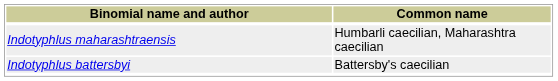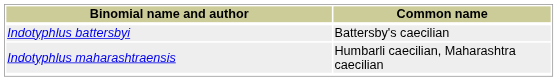rows swapped: (69, 64) <-> (91, 40)
